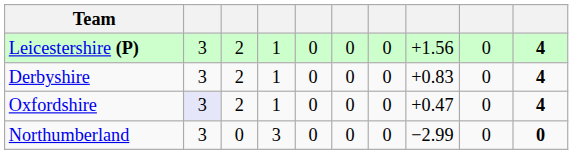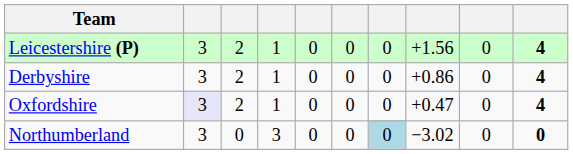(432, 76) +0.83 -> (432, 76) +0.86
(387, 134) no background -> (387, 134) lightblue background
(432, 134) −2.99 -> (432, 134) −3.02
